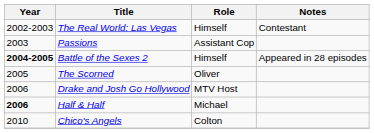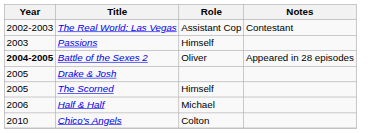(210, 27) Himself -> (211, 27) Assistant Cop
(224, 43) Assistant Cop -> (197, 43) Himself
(210, 58) Himself -> (194, 58) Oliver
+ row: (87, 74)
(207, 74) Oliver -> (197, 89) Himself
- row: (124, 89)
(17, 105) bold -> (17, 105) normal
